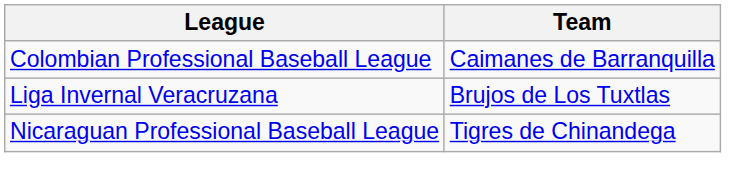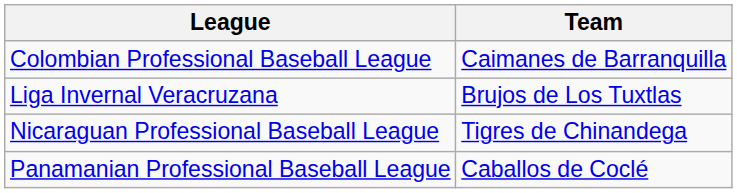+ row: (230, 168)
